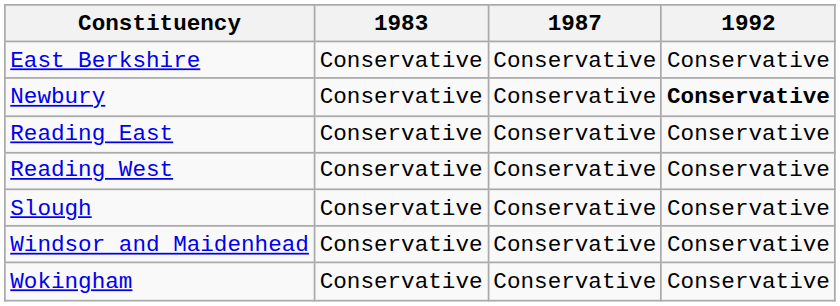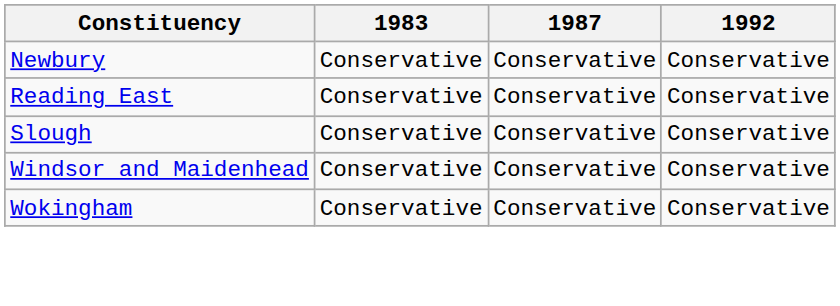- row: (105, 60)
(748, 97) bold -> (748, 60) normal
- row: (92, 171)
